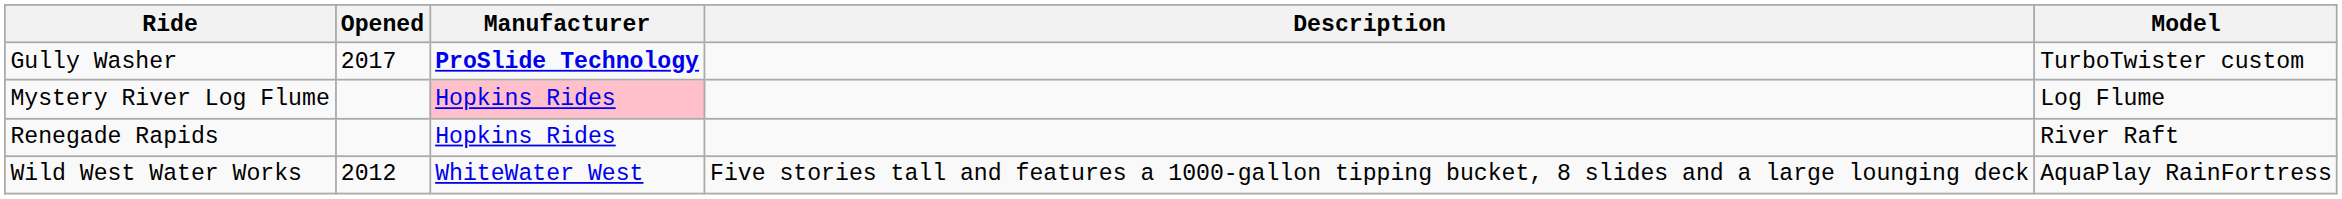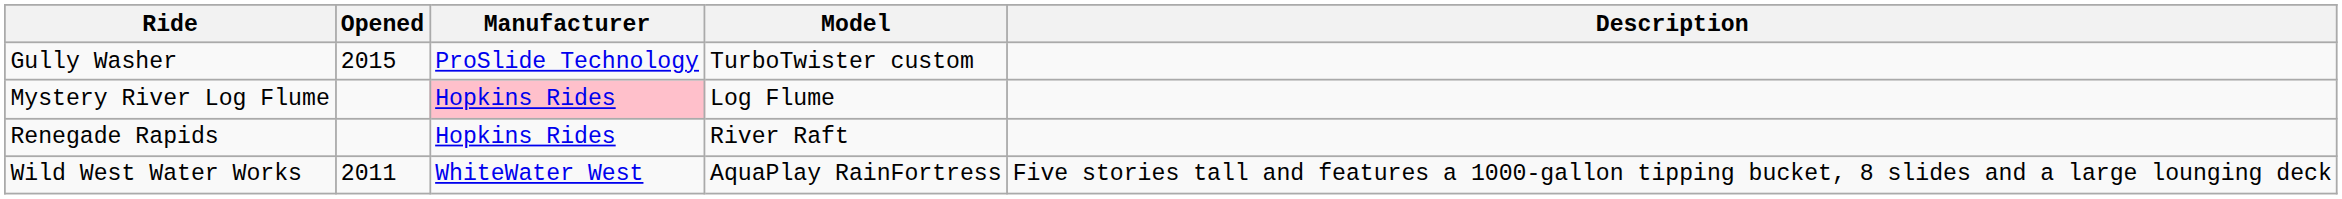columns swapped: (2186, 24) <-> (1370, 24)
(369, 61) 2017 -> (369, 61) 2015
(567, 61) bold -> (567, 61) normal
(369, 175) 2012 -> (369, 175) 2011
